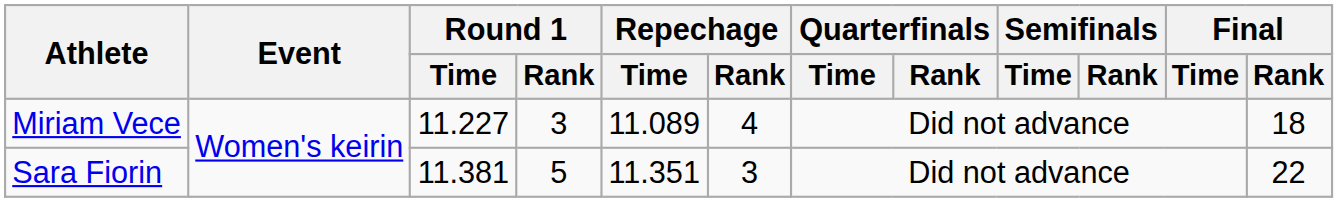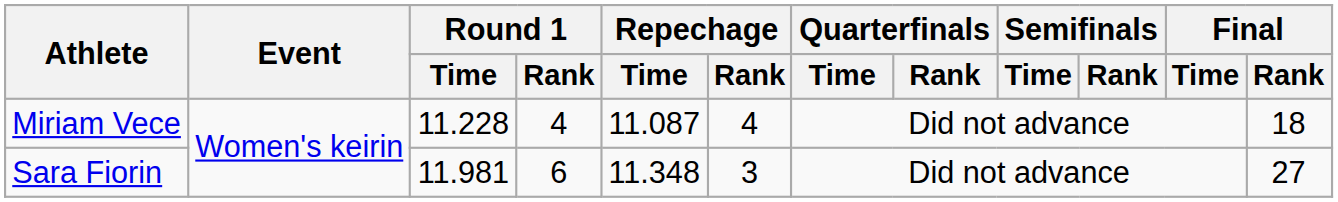(463, 124) 11.227 -> (463, 124) 11.228
(559, 124) 3 -> (559, 124) 4
(654, 124) 11.089 -> (654, 124) 11.087
(463, 172) 11.381 -> (463, 172) 11.981
(559, 172) 5 -> (559, 172) 6
(654, 172) 11.351 -> (654, 172) 11.348
(1289, 172) 22 -> (1289, 172) 27
